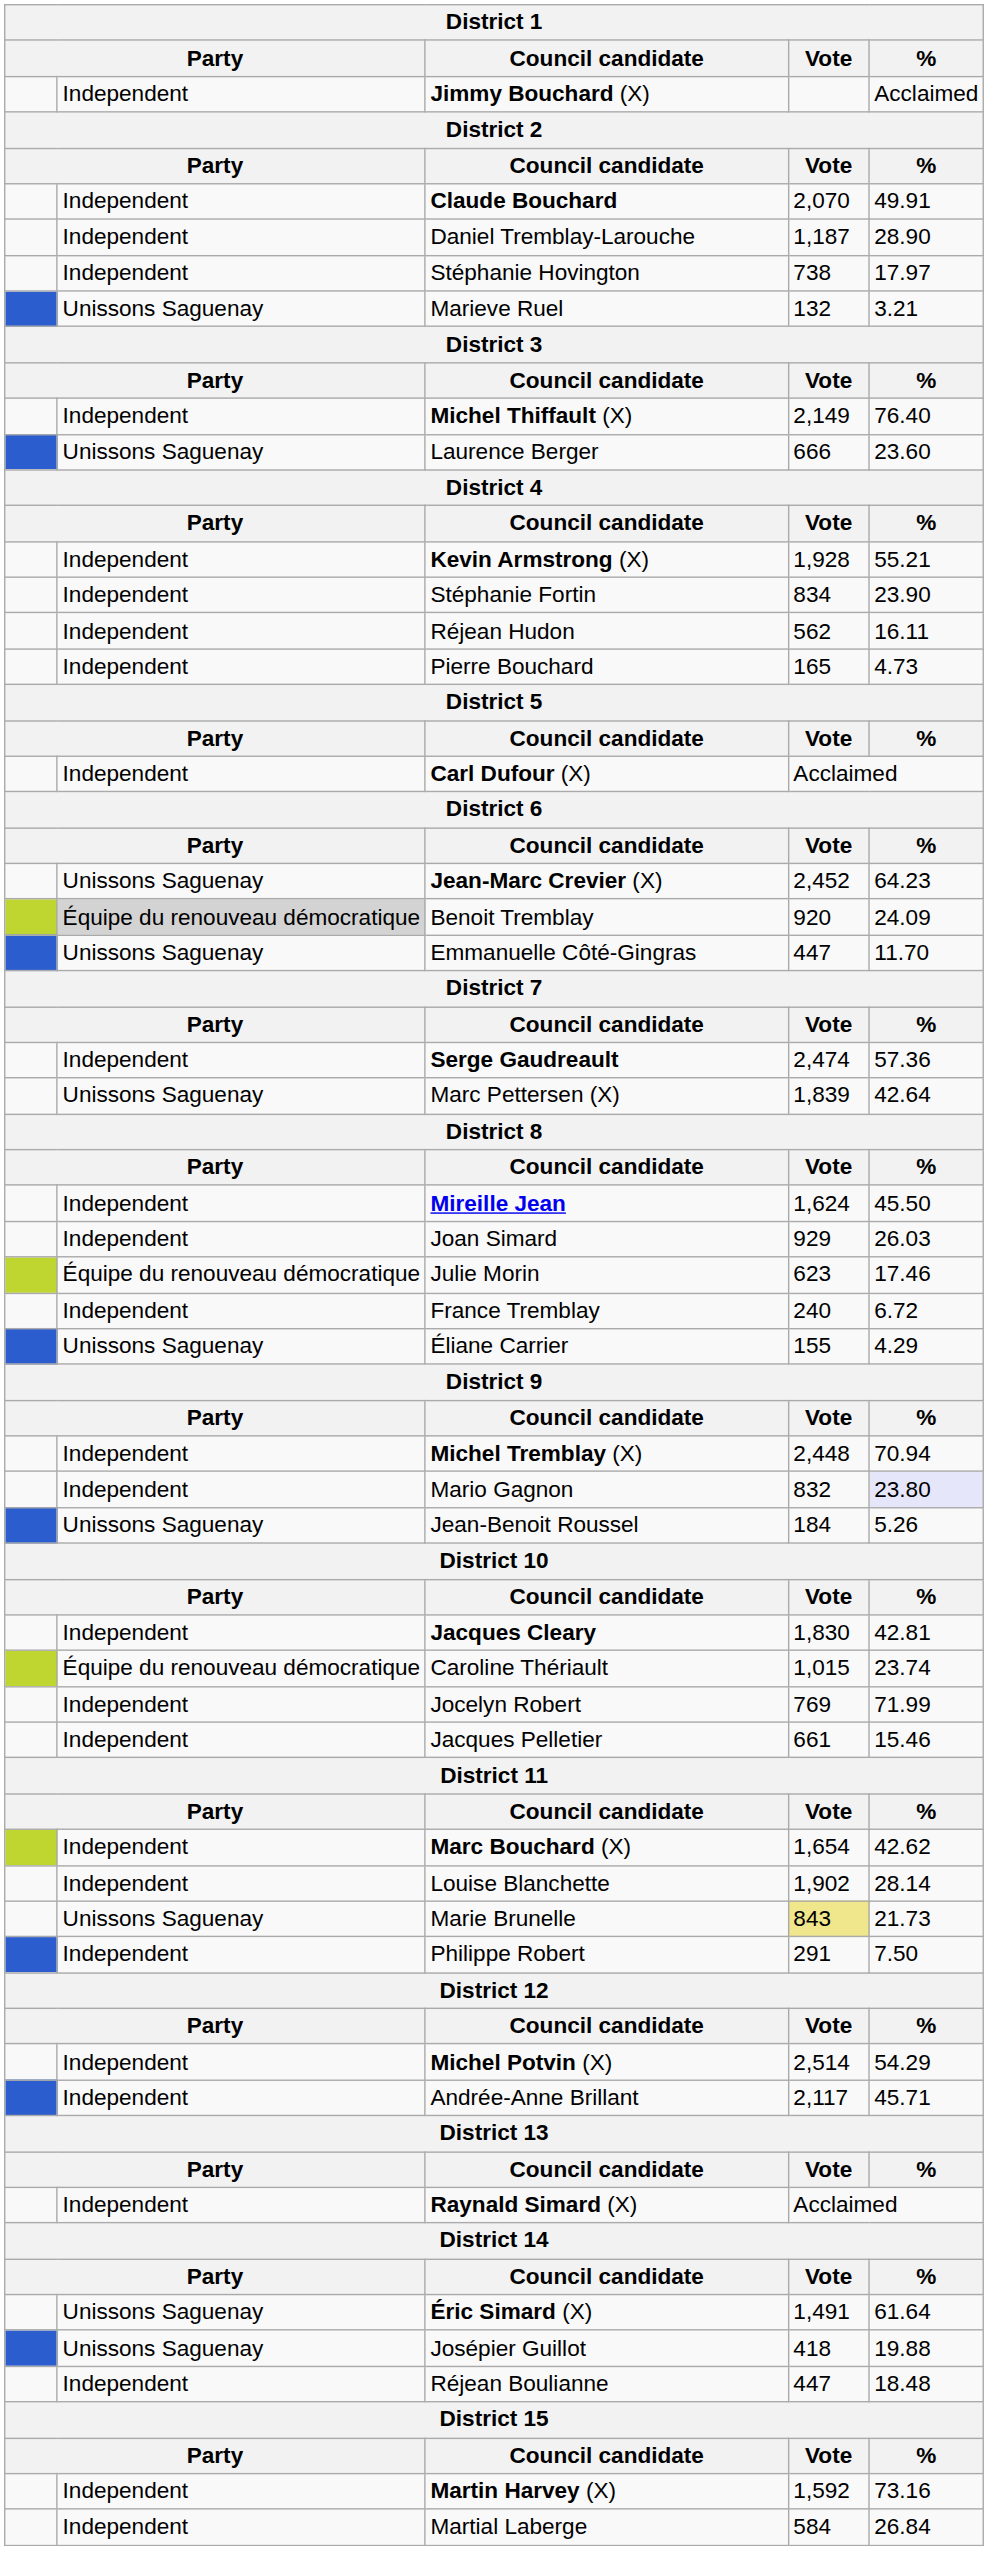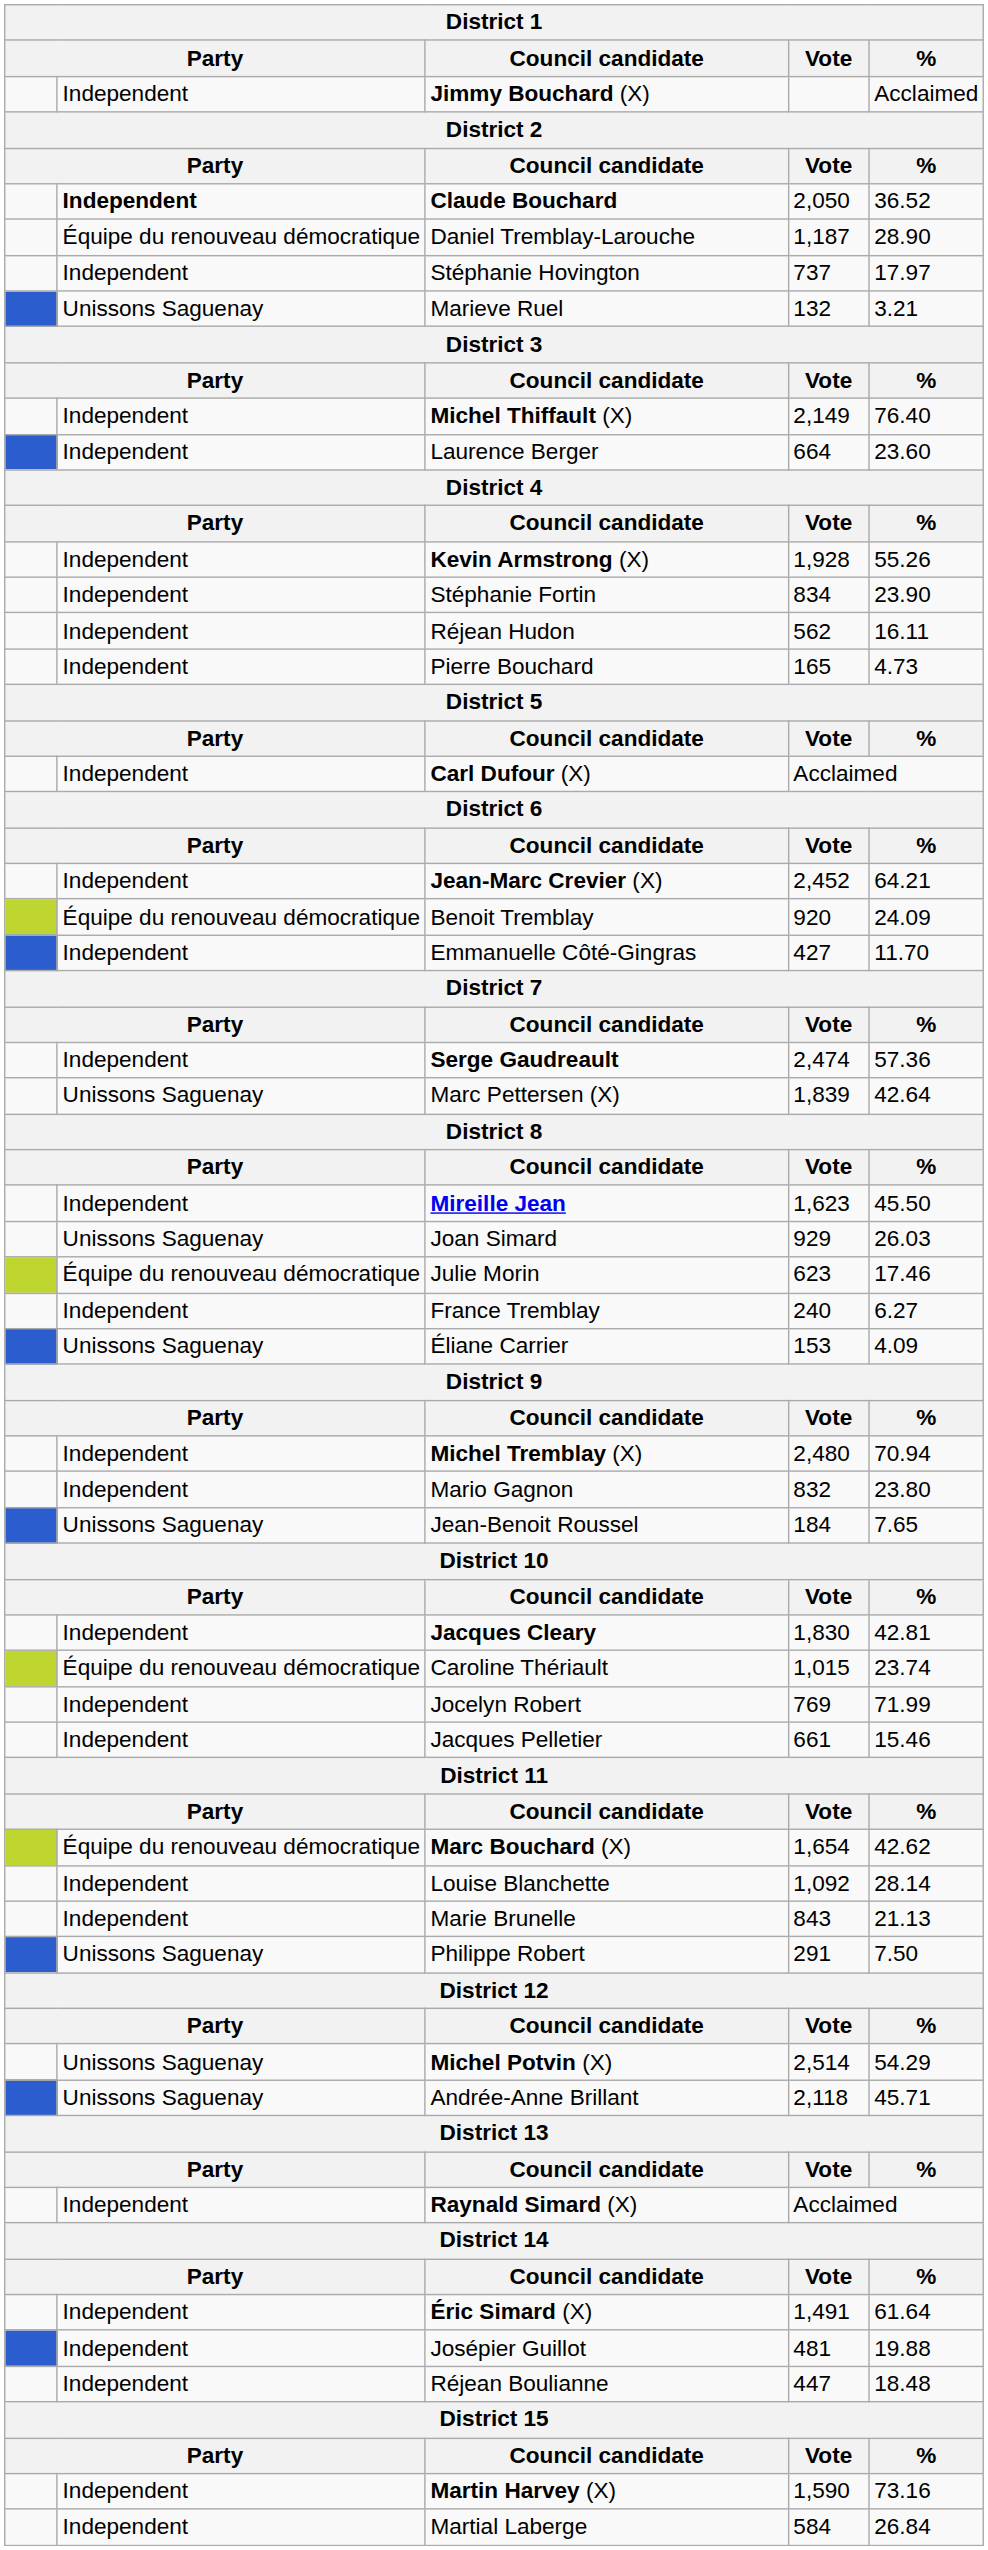(125, 201) normal -> (130, 201) bold
(822, 201) 2,070 -> (822, 201) 2,050
(902, 201) 49.91 -> (902, 201) 36.52
(125, 237) Independent -> (241, 237) Équipe du renouveau démocratique
(812, 272) 738 -> (812, 272) 737
(163, 451) Unissons Saguenay -> (125, 451) Independent
(812, 451) 666 -> (812, 451) 664
(902, 559) 55.21 -> (902, 559) 55.26
(163, 881) Unissons Saguenay -> (125, 881) Independent
(902, 881) 64.23 -> (902, 881) 64.21
(241, 916) lightgrey background -> (241, 916) no background
(163, 952) Unissons Saguenay -> (125, 952) Independent
(812, 952) 447 -> (812, 952) 427
(822, 1203) 1,624 -> (822, 1203) 1,623
(125, 1238) Independent -> (163, 1238) Unissons Saguenay
(896, 1310) 6.72 -> (896, 1310) 6.27
(812, 1346) 155 -> (812, 1346) 153
(896, 1346) 4.29 -> (896, 1346) 4.09
(822, 1453) 2,448 -> (822, 1453) 2,480
(902, 1489) lavender background -> (902, 1489) no background
(896, 1525) 5.26 -> (896, 1525) 7.65
(125, 1847) Independent -> (241, 1847) Équipe du renouveau démocratique
(822, 1882) 1,902 -> (822, 1882) 1,092
(163, 1918) Unissons Saguenay -> (125, 1918) Independent
(812, 1918) khaki background -> (812, 1918) no background
(902, 1918) 21.73 -> (902, 1918) 21.13
(125, 1954) Independent -> (163, 1954) Unissons Saguenay
(125, 2061) Independent -> (163, 2061) Unissons Saguenay
(125, 2097) Independent -> (163, 2097) Unissons Saguenay
(821, 2097) 2,117 -> (821, 2097) 2,118
(163, 2312) Unissons Saguenay -> (125, 2312) Independent
(163, 2348) Unissons Saguenay -> (125, 2348) Independent
(812, 2348) 418 -> (812, 2348) 481
(822, 2491) 1,592 -> (822, 2491) 1,590
